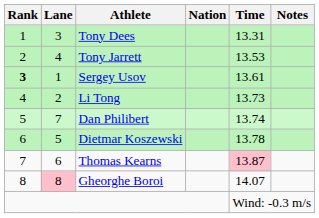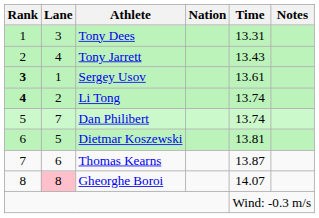(250, 56) 13.53 -> (250, 56) 13.43
(23, 98) normal -> (23, 98) bold
(250, 98) 13.73 -> (250, 98) 13.74
(250, 139) 13.78 -> (250, 139) 13.81
(250, 160) pink background -> (250, 160) no background
